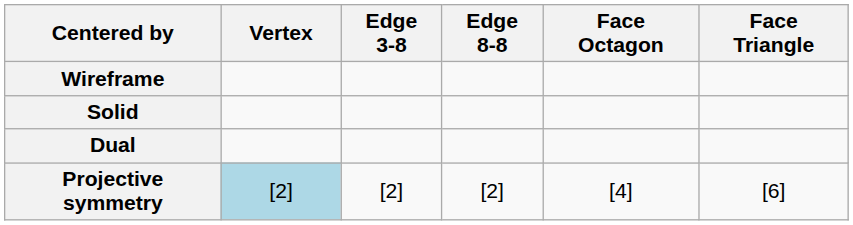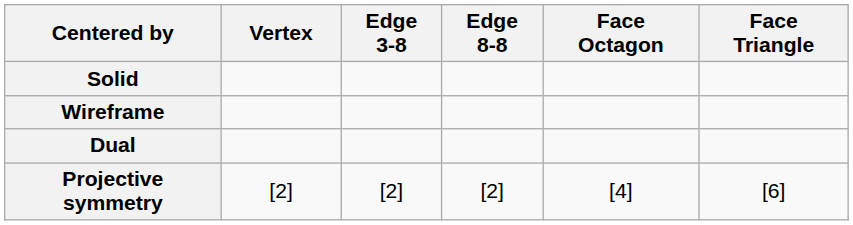rows swapped: (113, 111) <-> (113, 78)
(281, 190) lightblue background -> (281, 190) no background
